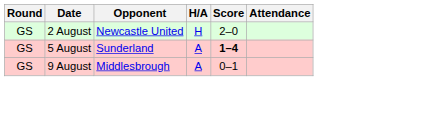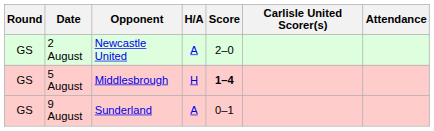+ column: (303, 19)
(198, 31) H -> (194, 50) A
(125, 48) Sunderland -> (131, 80) Middlesbrough
(198, 48) A -> (194, 80) H
(133, 66) Middlesbrough -> (123, 110) Sunderland
